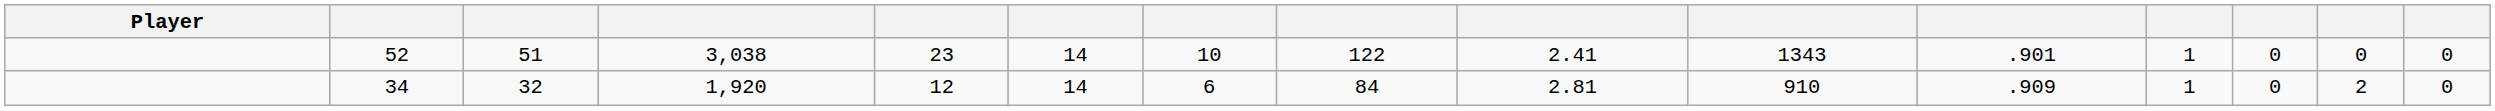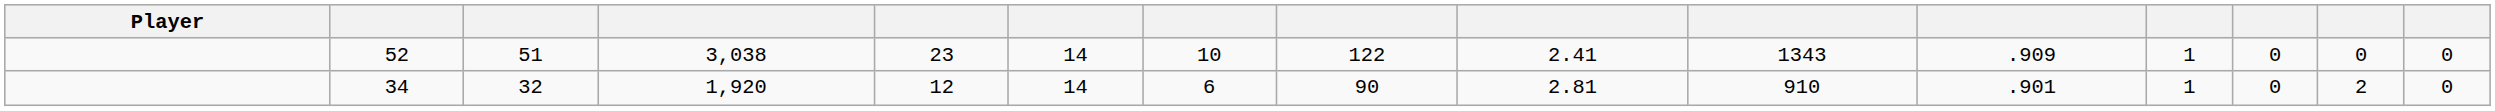(2032, 55) .901 -> (2032, 55) .909
(1367, 88) 84 -> (1367, 88) 90
(2032, 88) .909 -> (2032, 88) .901
